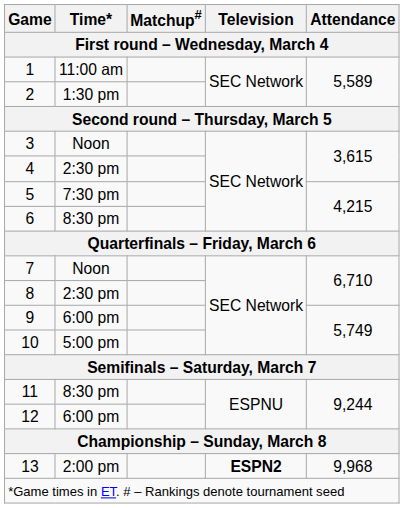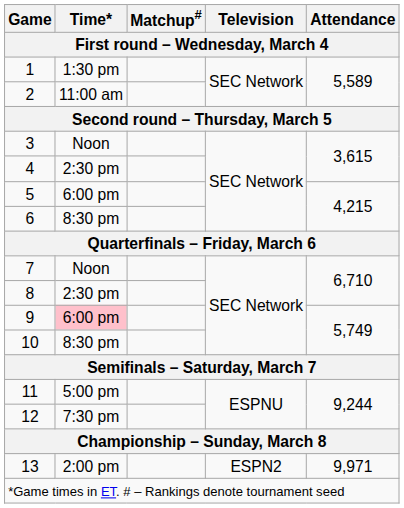(91, 70) 11:00 am -> (91, 70) 1:30 pm
(91, 95) 1:30 pm -> (91, 95) 11:00 am
(91, 194) 7:30 pm -> (91, 194) 6:00 pm
(91, 318) no background -> (91, 318) pink background
(91, 342) 5:00 pm -> (91, 342) 8:30 pm
(91, 392) 8:30 pm -> (91, 392) 5:00 pm
(91, 417) 6:00 pm -> (91, 417) 7:30 pm
(256, 466) bold -> (256, 466) normal
(353, 466) 9,968 -> (353, 466) 9,971
